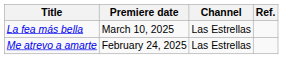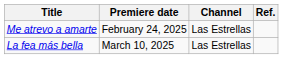rows swapped: (52, 45) <-> (45, 29)
